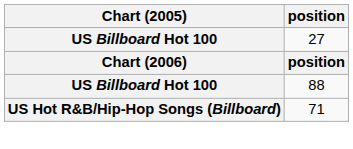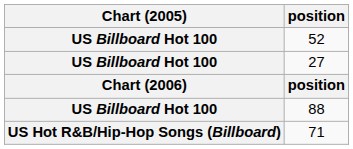+ row: (316, 39)
